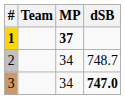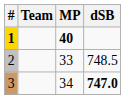(66, 38) 37 -> (66, 38) 40
(66, 61) 34 -> (66, 61) 33
(102, 61) 748.7 -> (102, 61) 748.5
